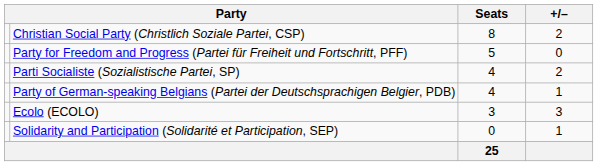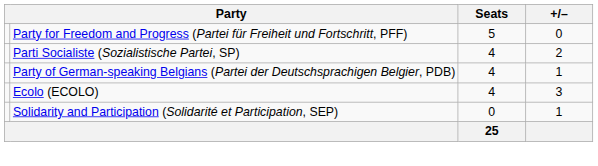- row: (159, 33)
(492, 111) 3 -> (492, 92) 4
